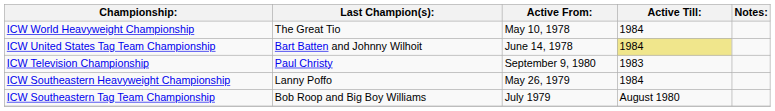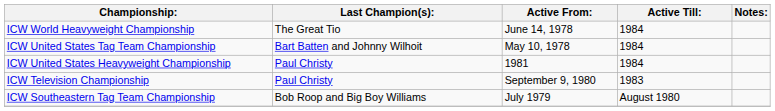(537, 30) May 10, 1978 -> (539, 30) June 14, 1978
(539, 47) June 14, 1978 -> (537, 47) May 10, 1978
(631, 47) khaki background -> (631, 47) no background
+ row: (119, 64)
- row: (119, 81)
